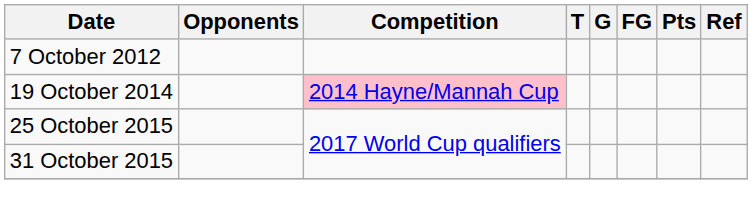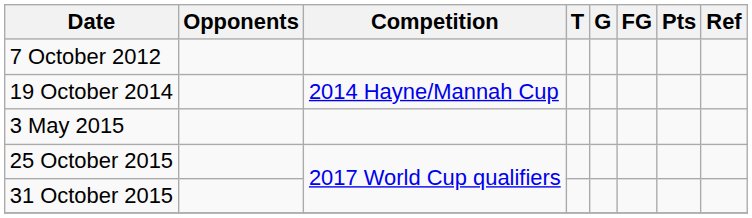(434, 91) pink background -> (434, 91) no background
+ row: (67, 126)
